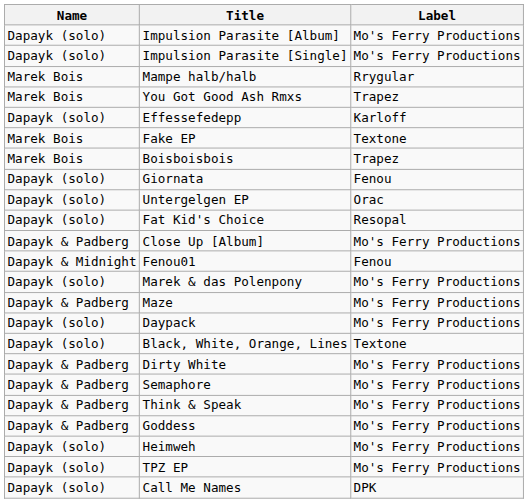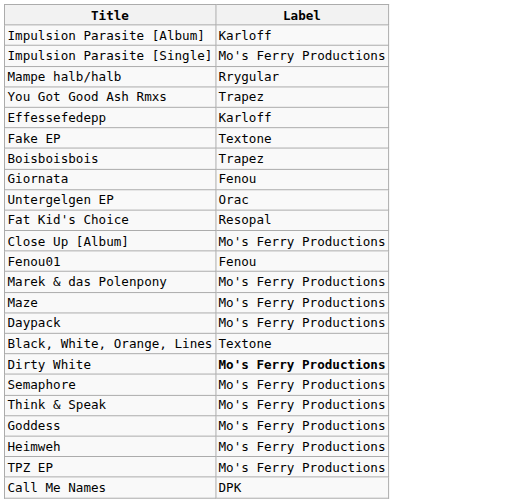- column: (72, 15)
(437, 35) Mo's Ferry Productions -> (245, 35) Karloff
(437, 364) normal -> (302, 364) bold
